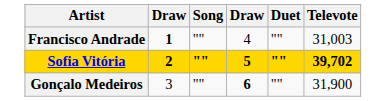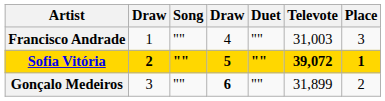+ column: (361, 15)
(169, 38) bold -> (149, 38) normal
(332, 61) 39,702 -> (313, 61) 39,072
(332, 84) 31,900 -> (313, 84) 31,899
